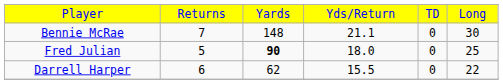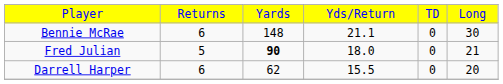(202, 32) 7 -> (202, 32) 6
(472, 51) 25 -> (472, 51) 21
(472, 70) 22 -> (472, 70) 20
